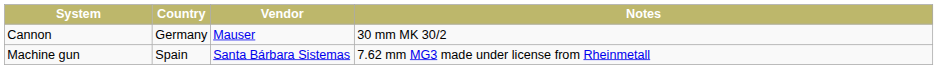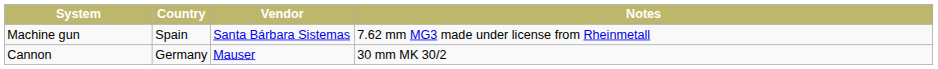rows swapped: (29, 34) <-> (44, 54)
